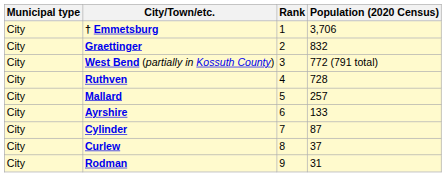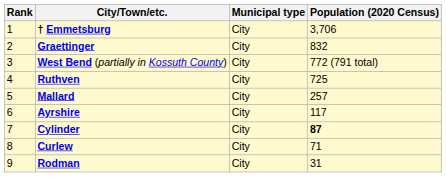columns swapped: (292, 12) <-> (43, 12)
(319, 79) 728 -> (319, 79) 725
(319, 113) 133 -> (318, 113) 117
(316, 130) normal -> (316, 130) bold
(316, 146) 37 -> (316, 146) 71
